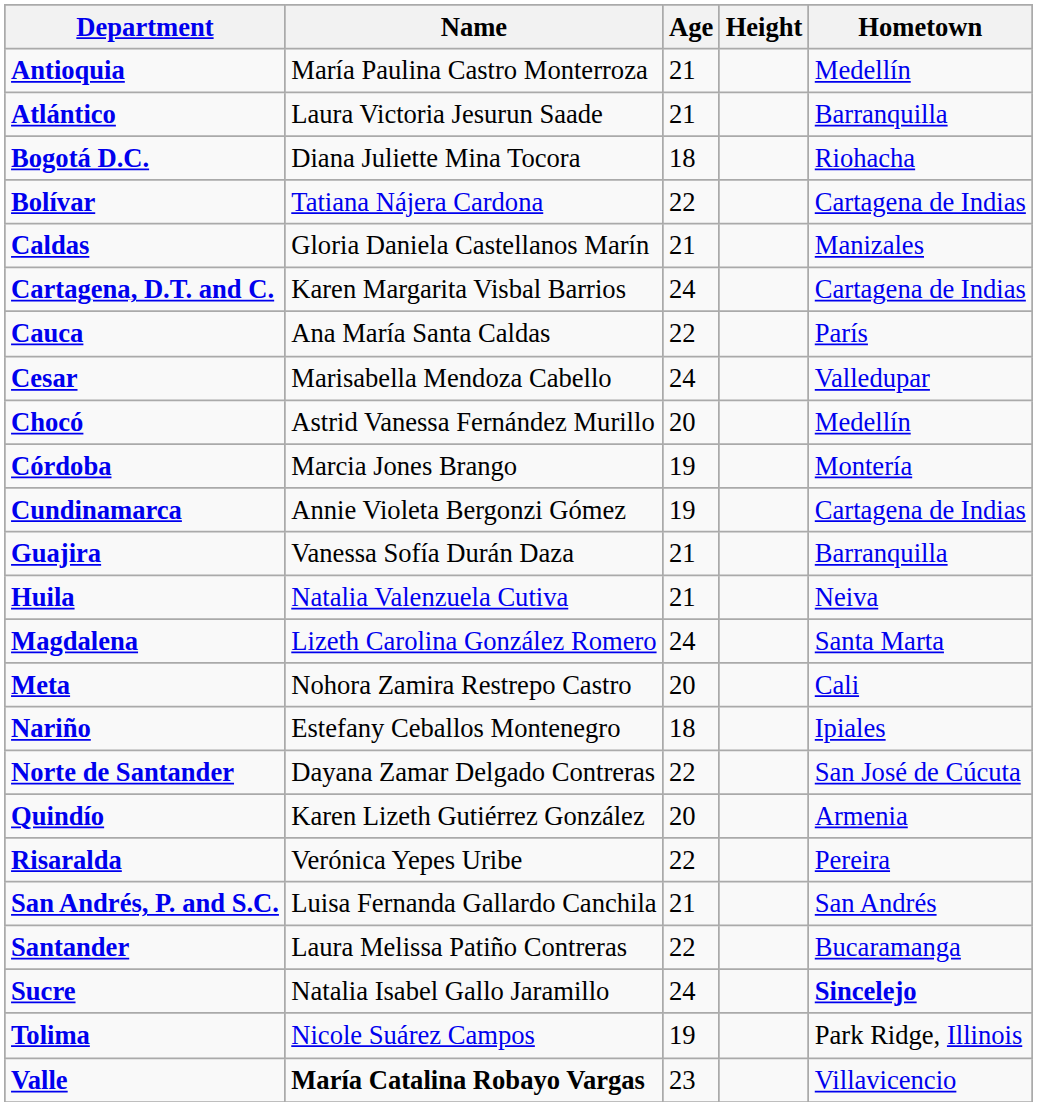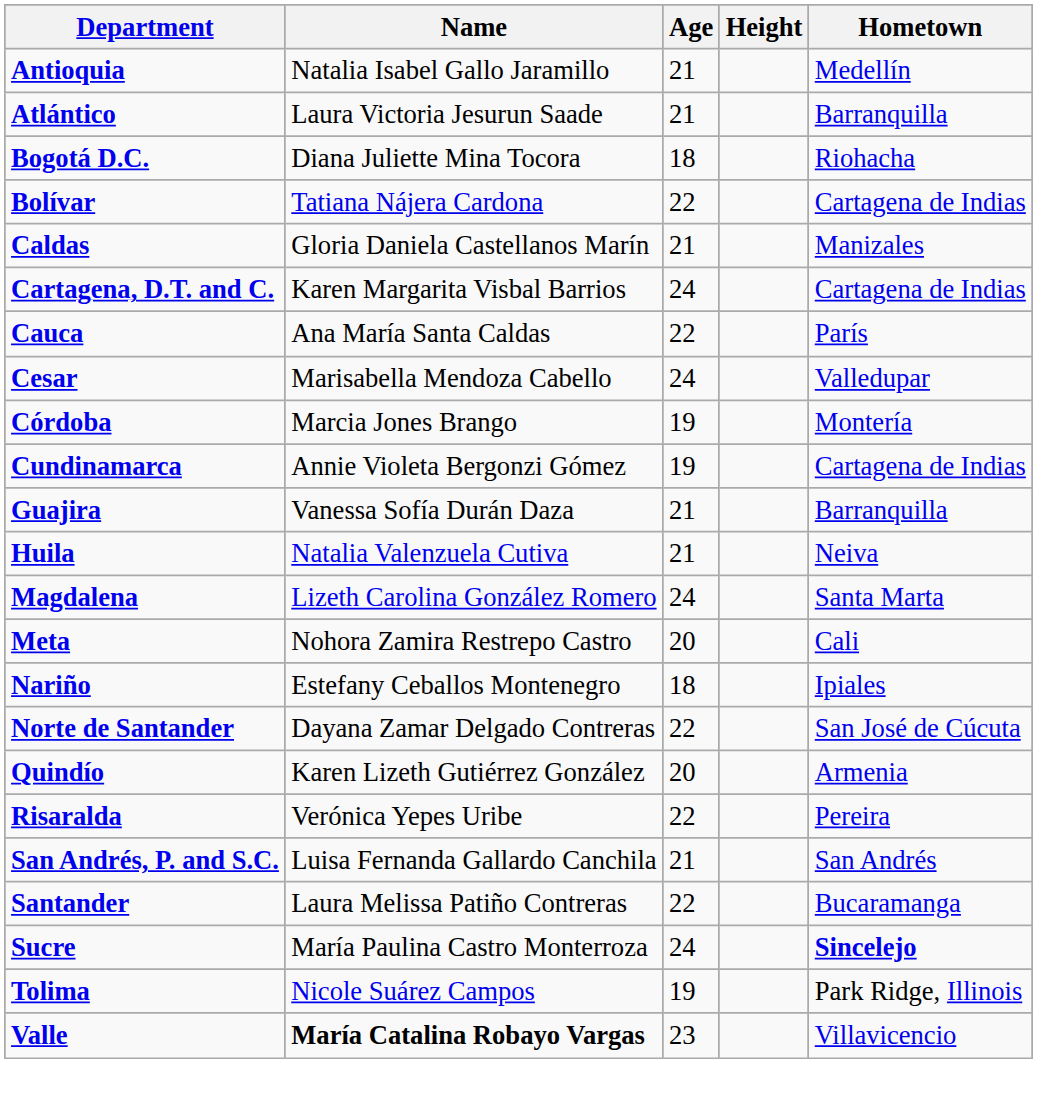(470, 70) María Paulina Castro Monterroza -> (450, 70) Natalia Isabel Gallo Jaramillo
- row: (47, 421)
(450, 991) Natalia Isabel Gallo Jaramillo -> (470, 947) María Paulina Castro Monterroza
